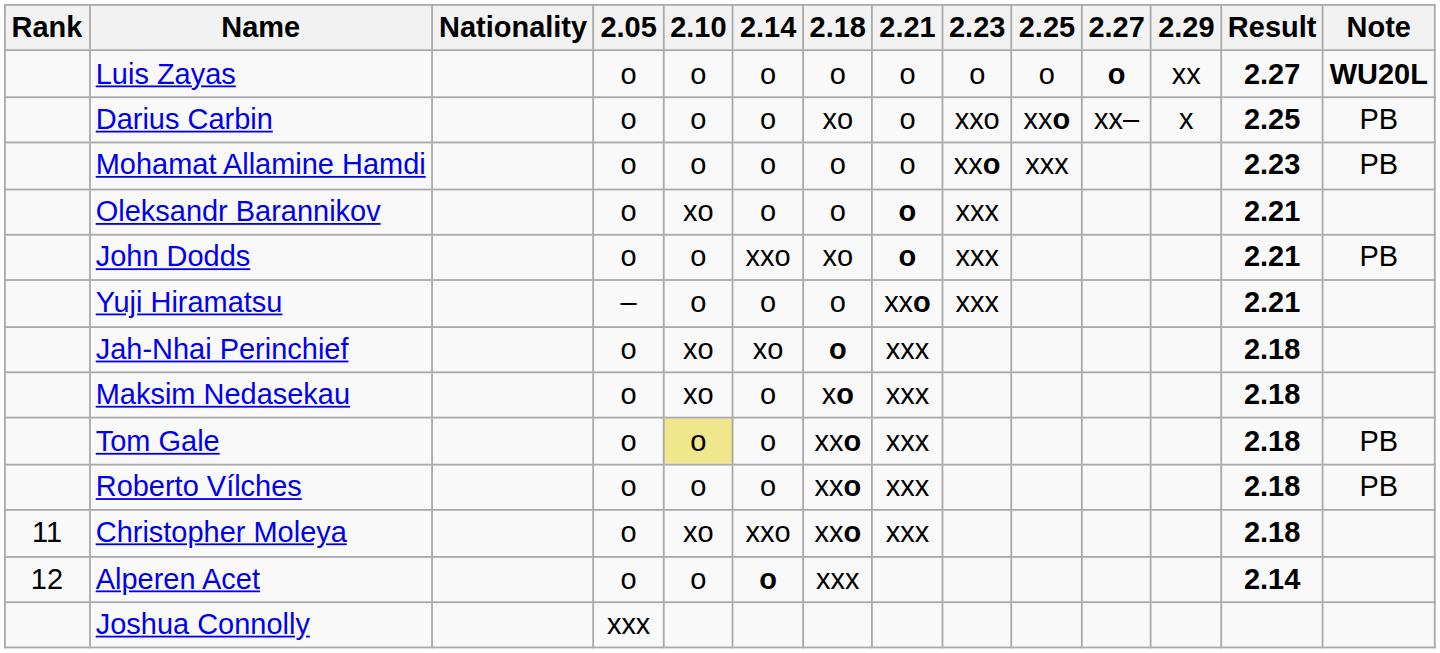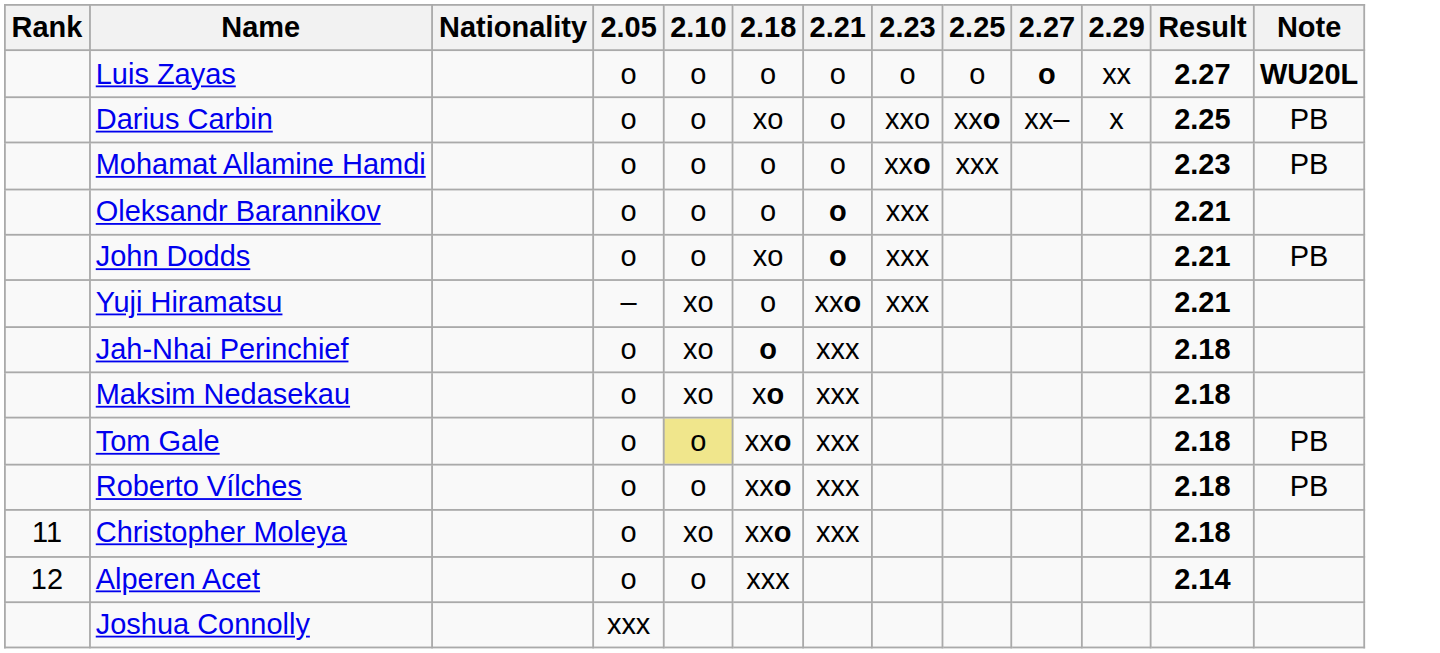- column: (768, 27)
(698, 211) xo -> (698, 211) o
(698, 303) o -> (698, 303) xo
